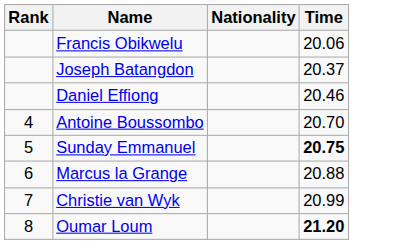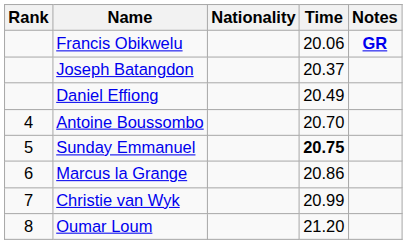+ column: (375, 17)
(324, 95) 20.46 -> (324, 95) 20.49
(324, 174) 20.88 -> (324, 174) 20.86
(324, 226) bold -> (324, 226) normal
